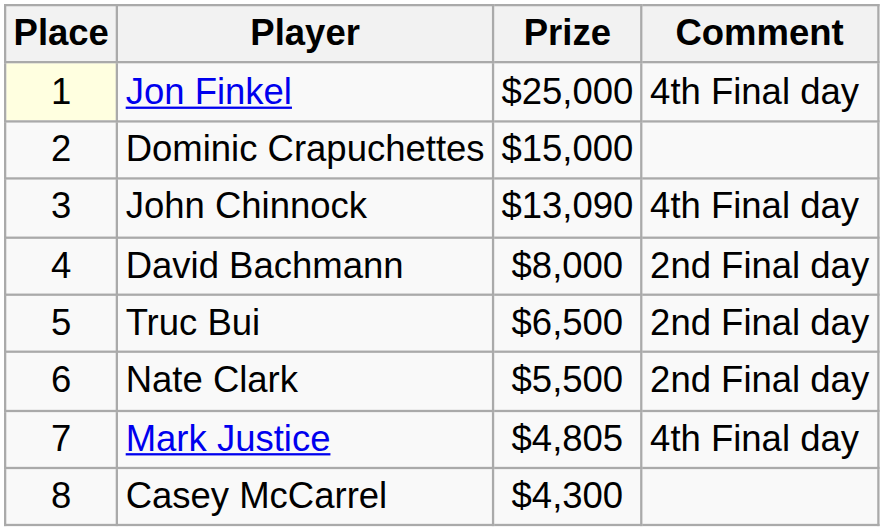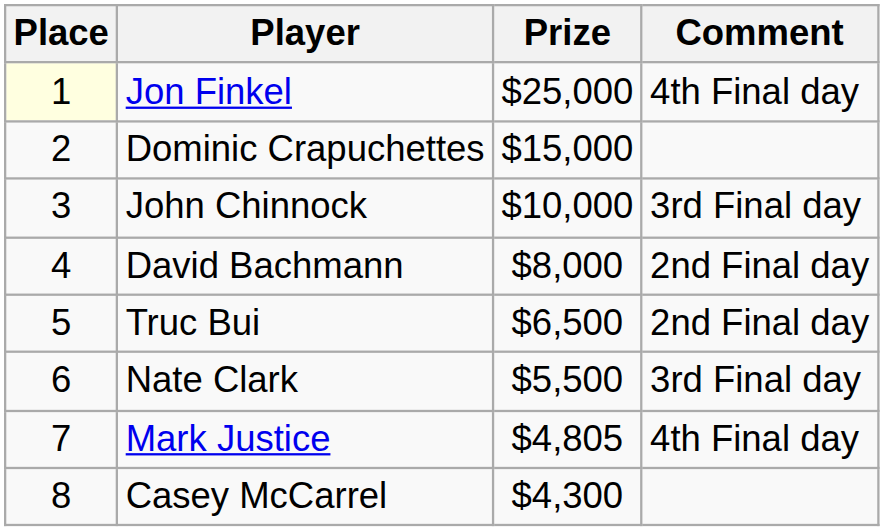(567, 206) $13,090 -> (567, 206) $10,000
(755, 206) 4th Final day -> (756, 206) 3rd Final day
(760, 380) 2nd Final day -> (756, 380) 3rd Final day
